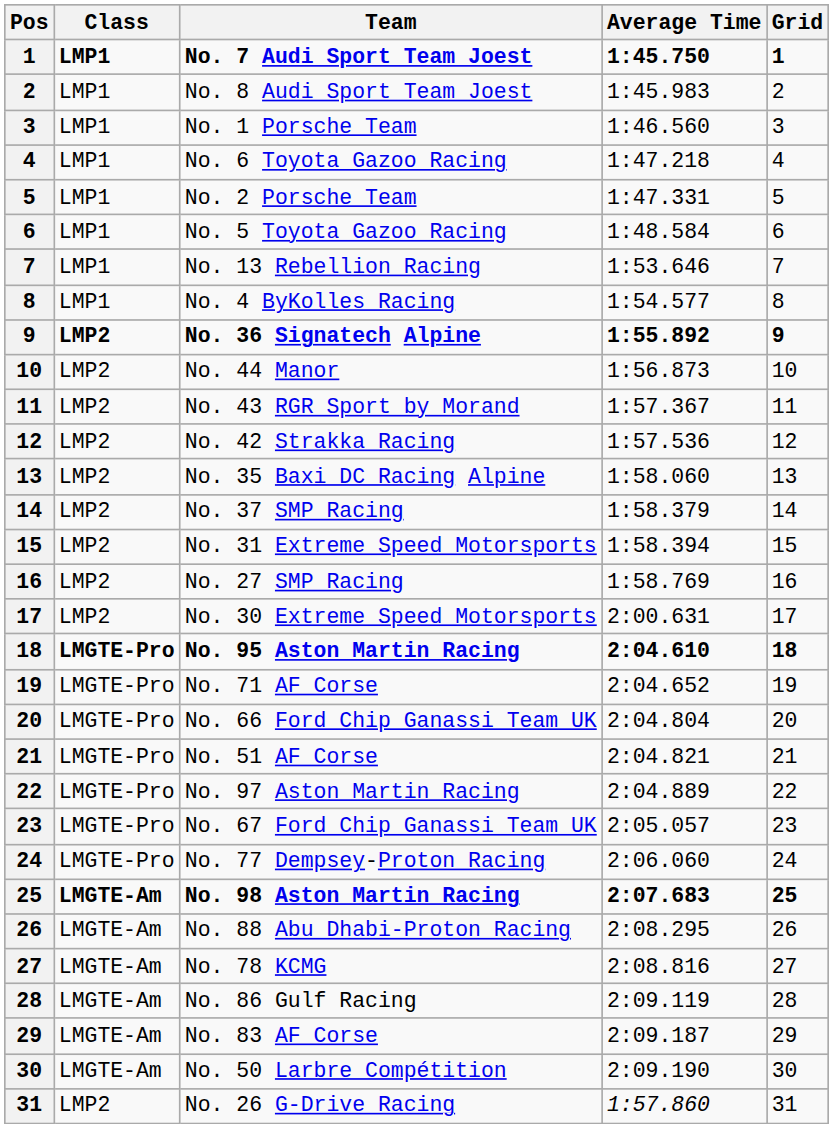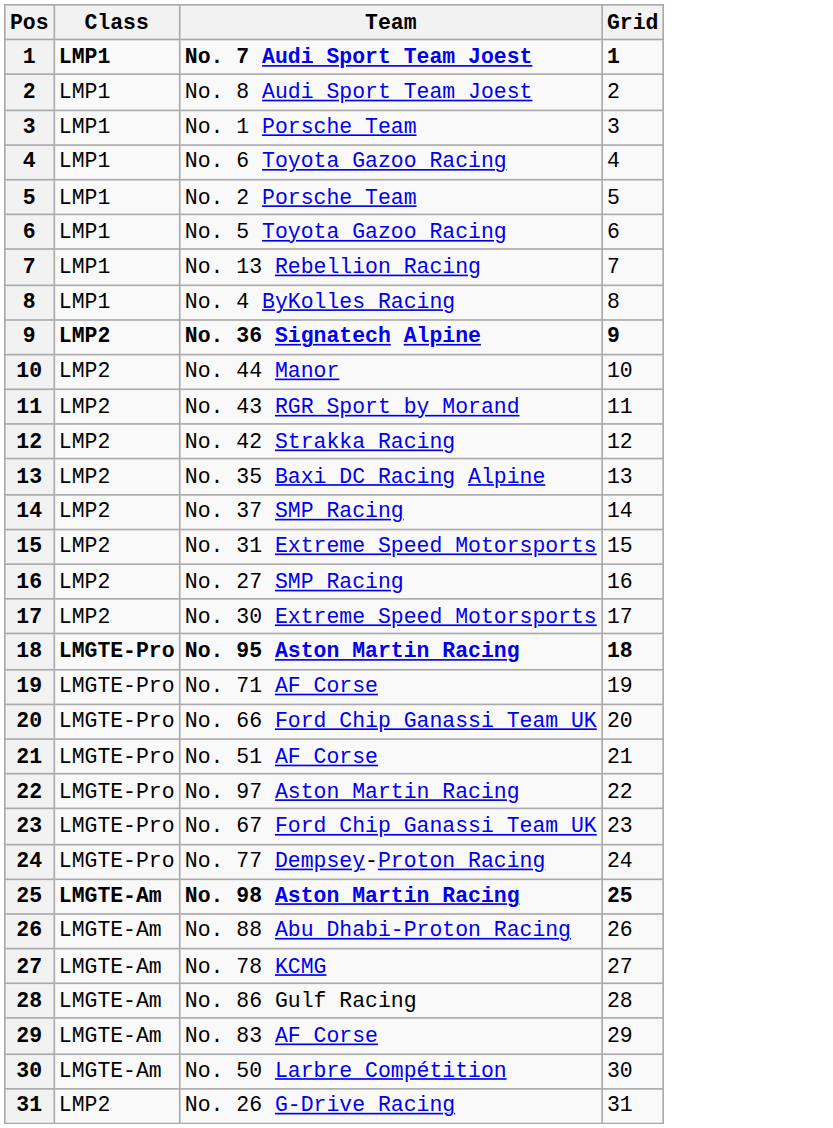- column: (684, 22)
